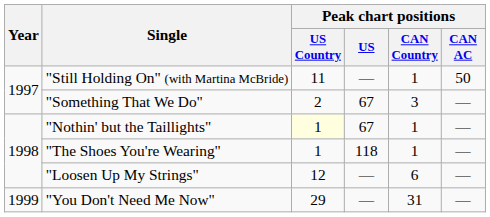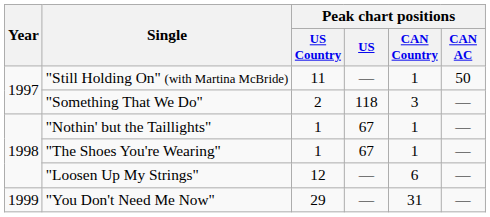(366, 102) 67 -> (366, 102) 118
(318, 126) lightyellow background -> (318, 126) no background
(366, 150) 118 -> (366, 150) 67
